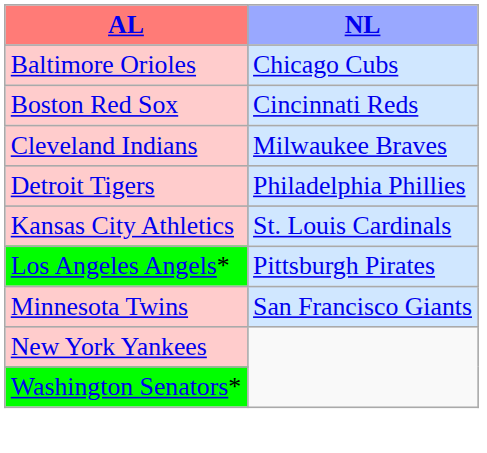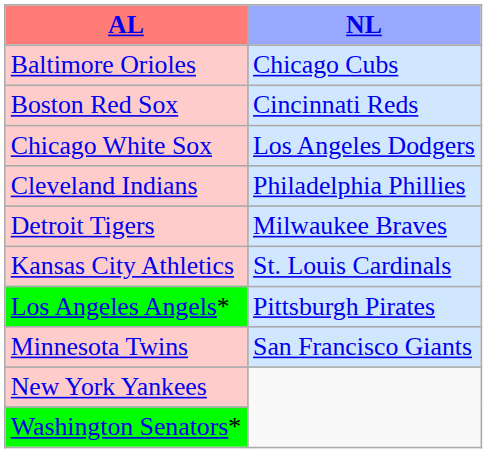+ row: (111, 145)
(350, 145) Milwaukee Braves -> (359, 185) Philadelphia Phillies
(359, 185) Philadelphia Phillies -> (350, 225) Milwaukee Braves
